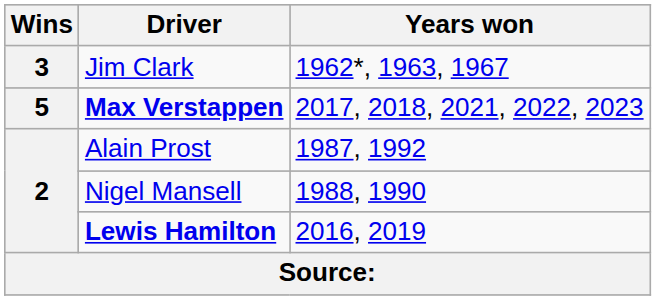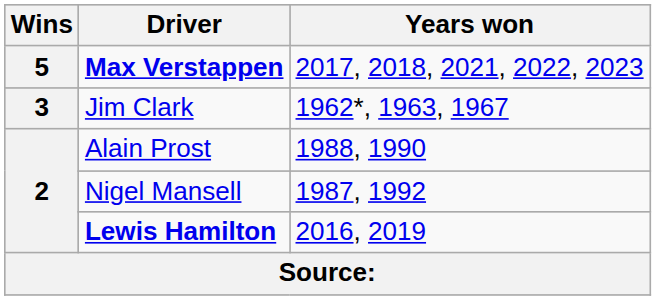rows swapped: (184, 107) <-> (139, 66)
(361, 149) 1987, 1992 -> (361, 149) 1988, 1990
(361, 190) 1988, 1990 -> (361, 190) 1987, 1992
